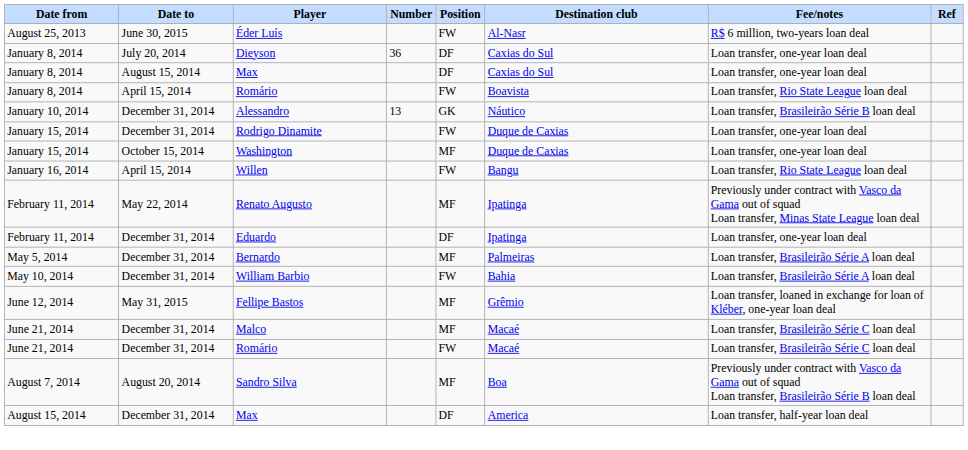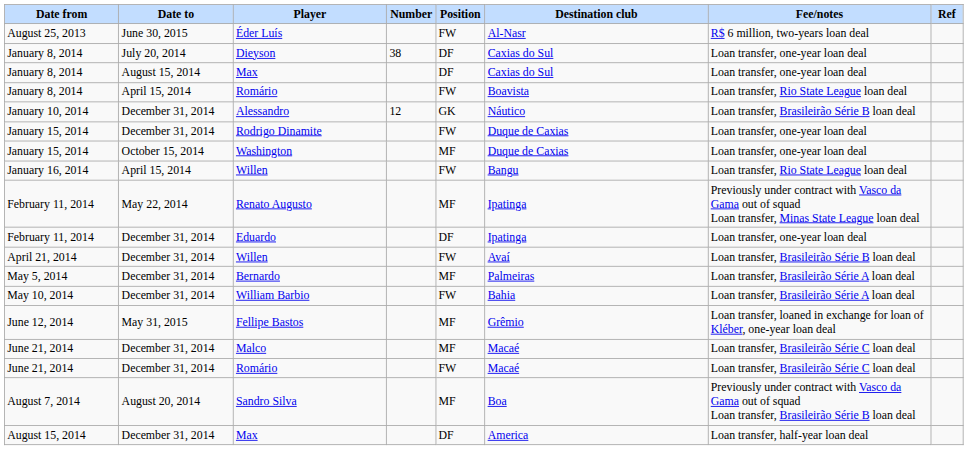(395, 52) 36 -> (395, 52) 38
(395, 111) 13 -> (395, 111) 12
+ row: (42, 256)
